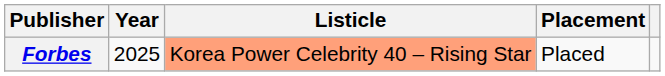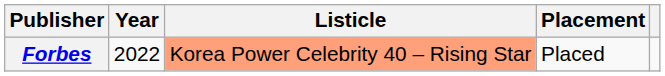(137, 53) 2025 -> (137, 53) 2022
